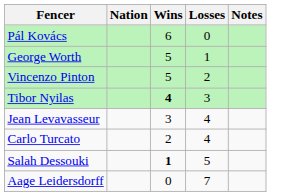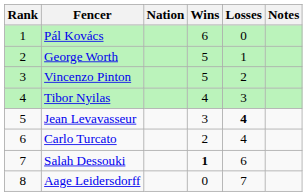+ column: (23, 14)
(168, 98) bold -> (205, 98) normal
(207, 118) normal -> (244, 118) bold
(207, 160) 5 -> (244, 160) 6
